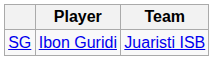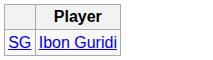- column: (165, 17)
